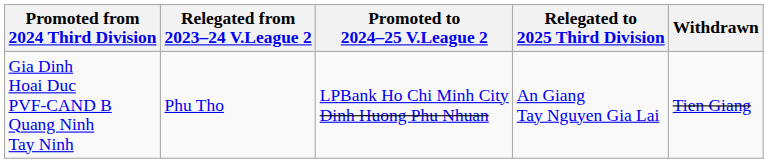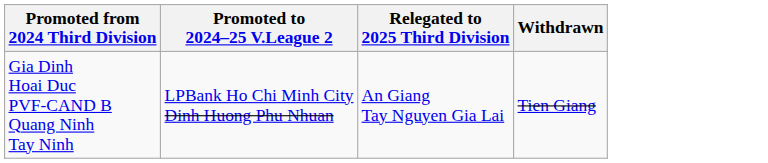- column: (238, 28)
